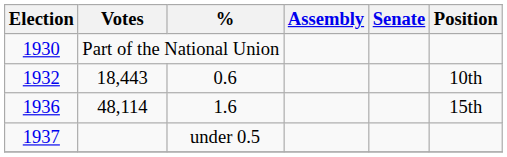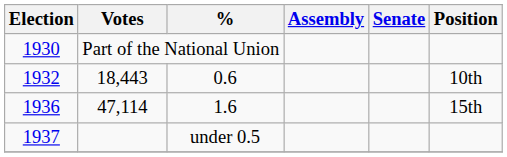(122, 107) 48,114 -> (122, 107) 47,114
